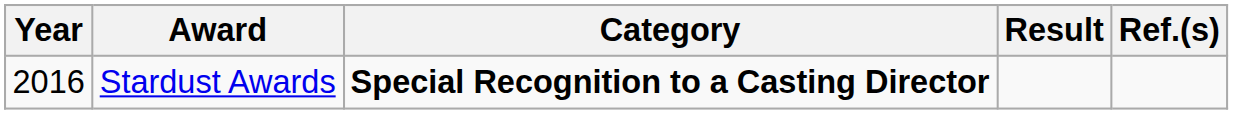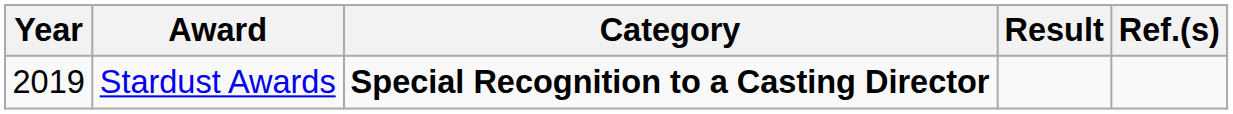(49, 81) 2016 -> (49, 81) 2019
